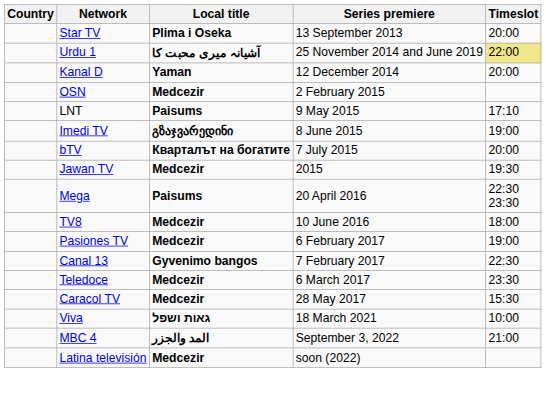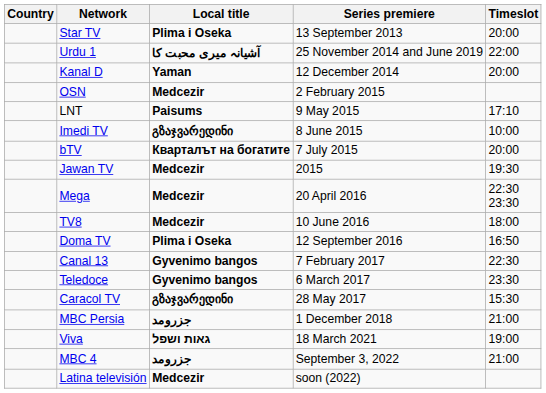(504, 53) khaki background -> (504, 53) no background
(504, 130) 19:00 -> (504, 130) 10:00
(177, 196) Paisums -> (178, 196) Medcezir
+ row: (85, 241)
- row: (94, 241)
(178, 280) Medcezir -> (205, 280) Gyvenimo bangos
(178, 299) Medcezir -> (192, 300) გზაჯვარედინი
+ row: (92, 319)
(504, 318) 10:00 -> (504, 339) 19:00
(181, 338) المد والجزر -> (172, 359) جزرومد
